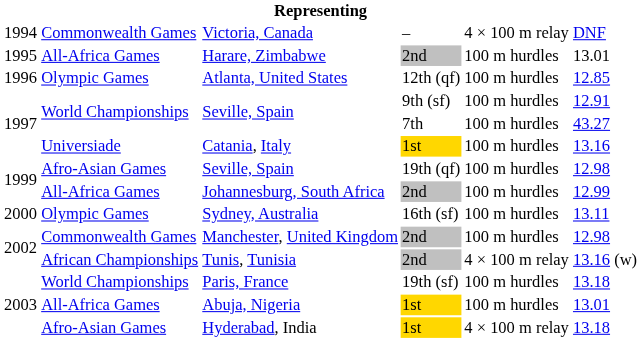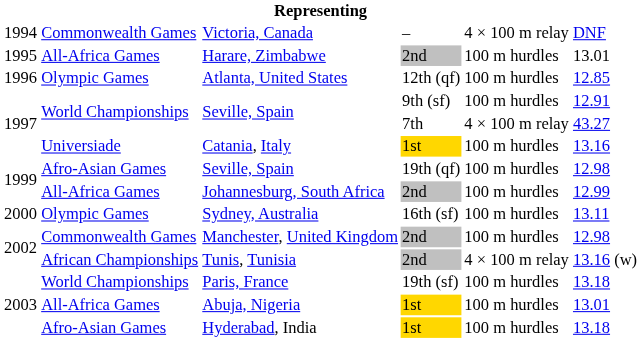(512, 123) 100 m hurdles -> (517, 123) 4 × 100 m relay
(517, 327) 4 × 100 m relay -> (512, 327) 100 m hurdles
